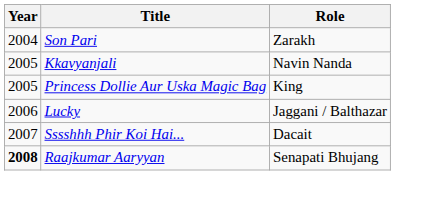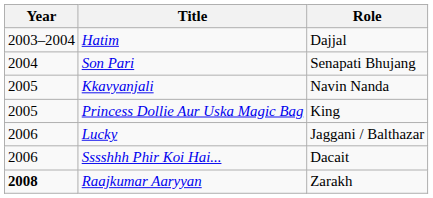+ row: (100, 39)
(294, 39) Zarakh -> (363, 63) Senapati Bhujang
(23, 134) 2007 -> (23, 157) 2006
(326, 157) Senapati Bhujang -> (331, 181) Zarakh
